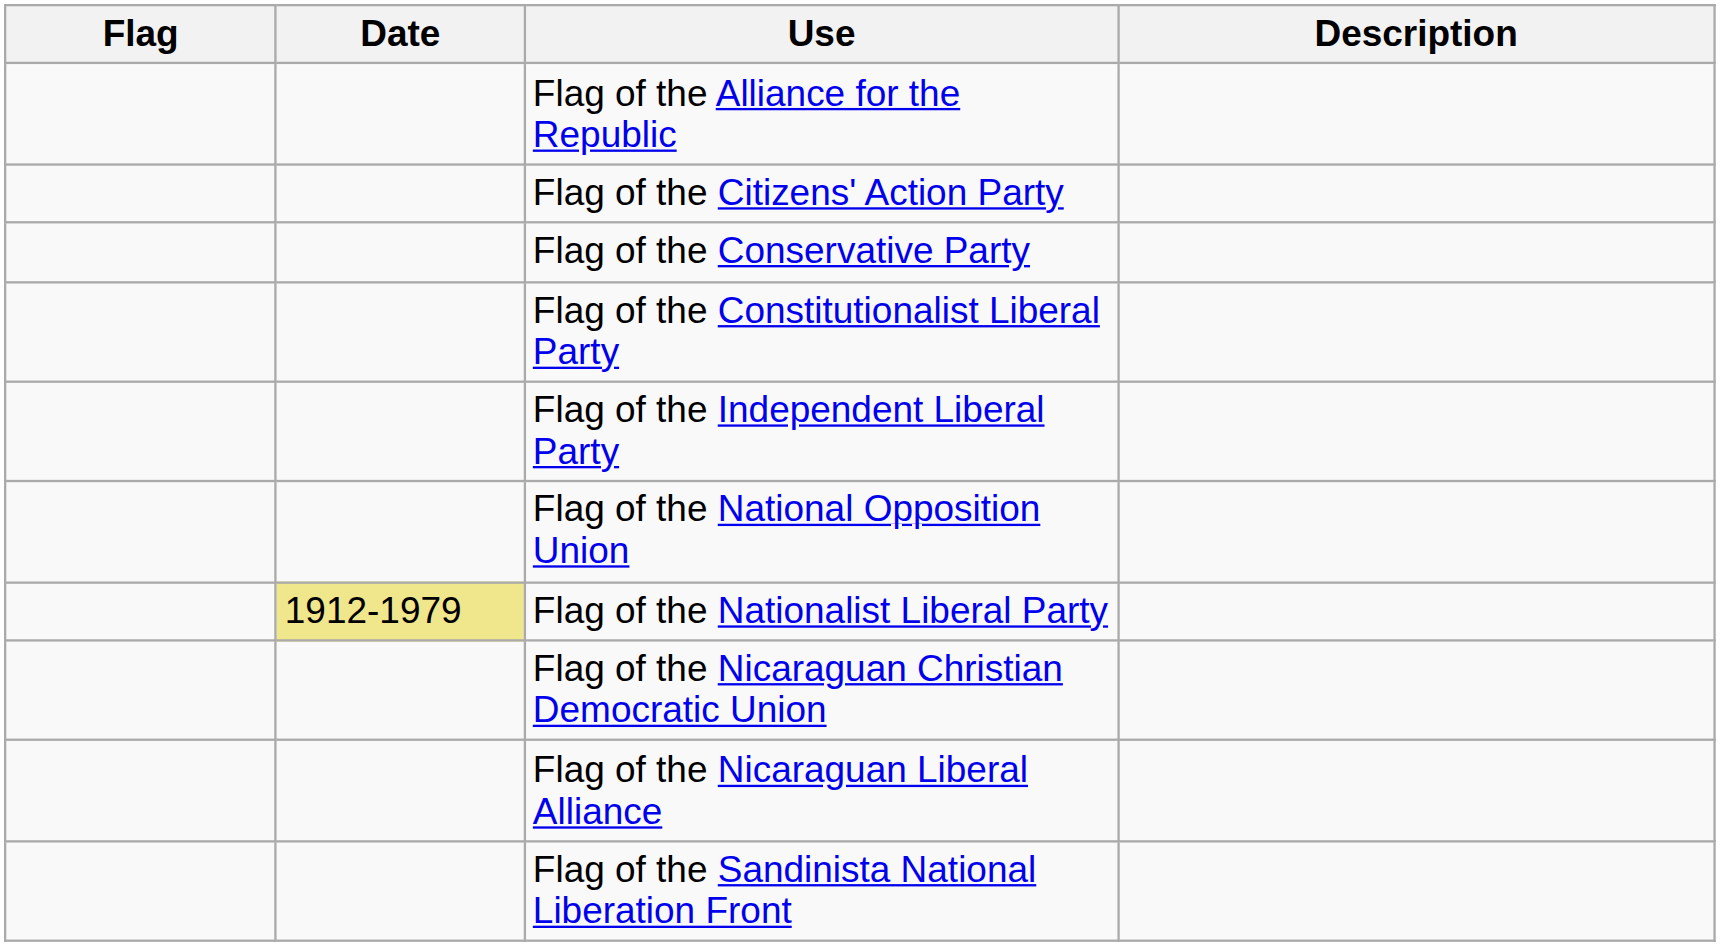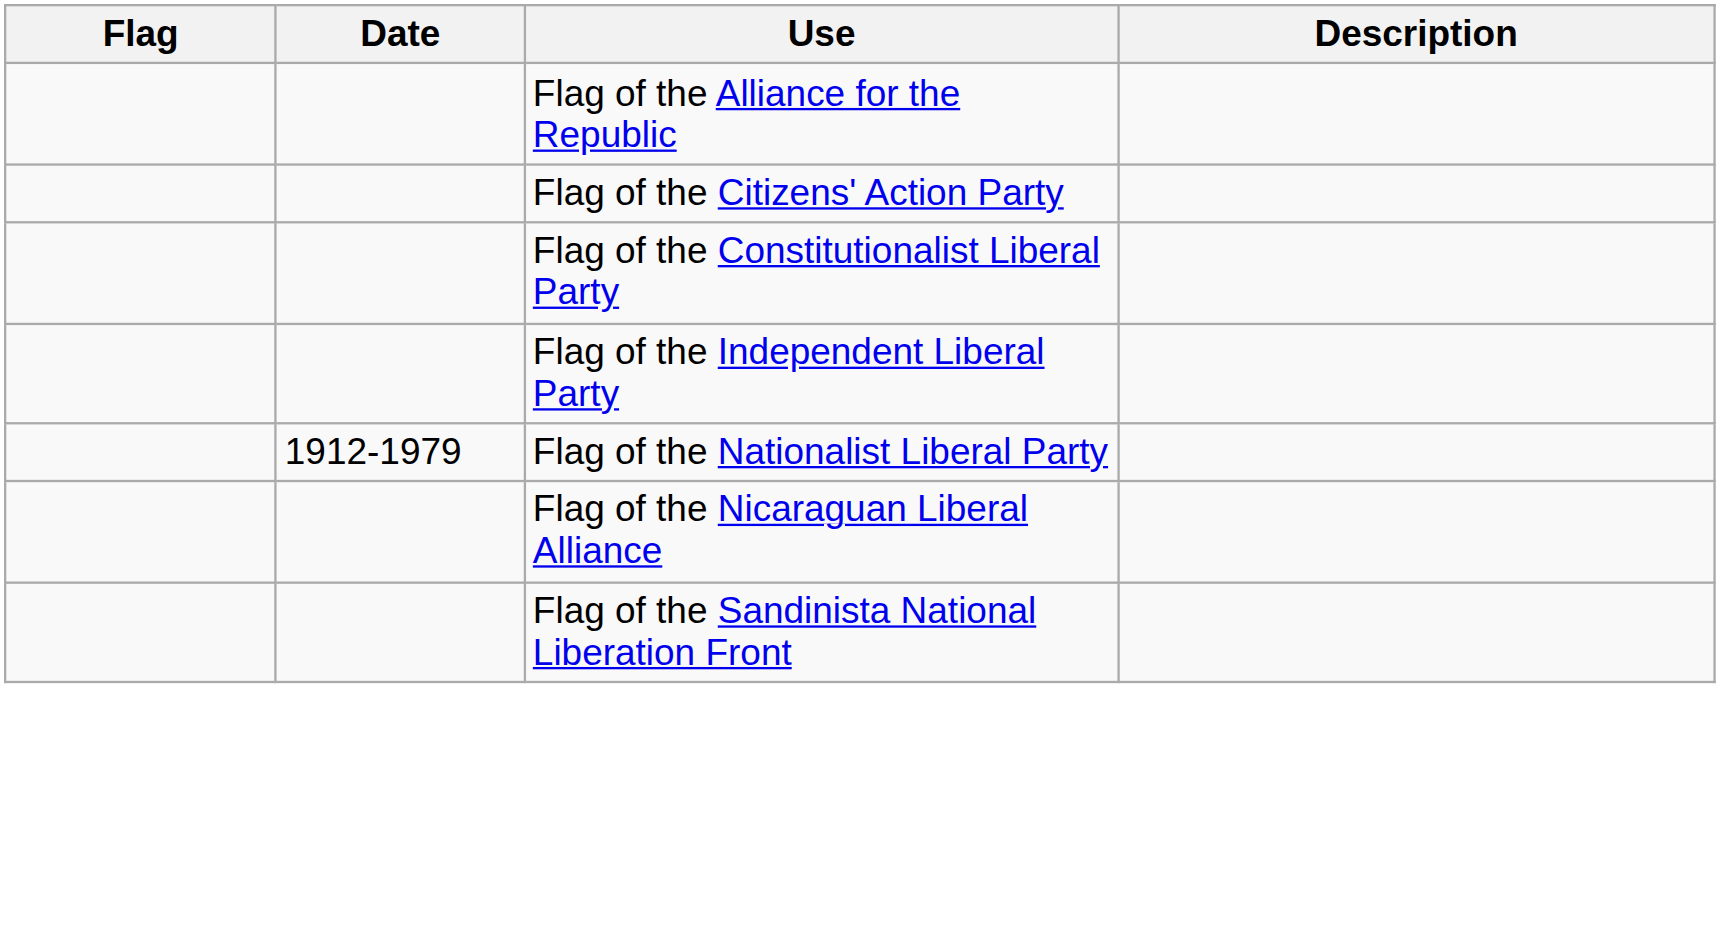- row: (781, 251)
- row: (787, 531)
(373, 610) khaki background -> (373, 451) no background
- row: (798, 689)
